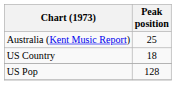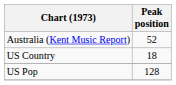(152, 39) 25 -> (152, 39) 52
